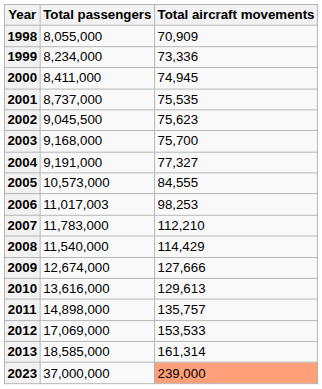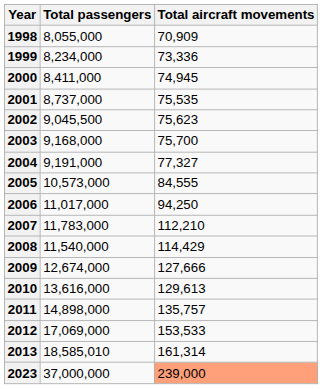(76, 204) 11,017,003 -> (76, 204) 11,017,000
(178, 204) 98,253 -> (178, 204) 94,250
(76, 352) 18,585,000 -> (76, 352) 18,585,010
